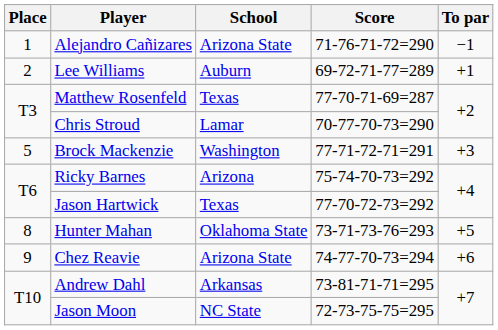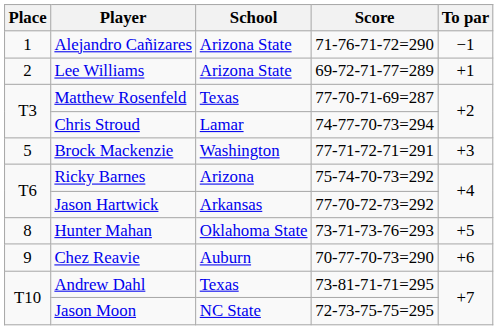(225, 71) Auburn -> (246, 71) Arizona State
(375, 124) 70-77-70-73=290 -> (375, 124) 74-77-70-73=294
(219, 204) Texas -> (231, 204) Arkansas
(246, 257) Arizona State -> (225, 257) Auburn
(375, 257) 74-77-70-73=294 -> (375, 257) 70-77-70-73=290
(231, 284) Arkansas -> (219, 284) Texas
